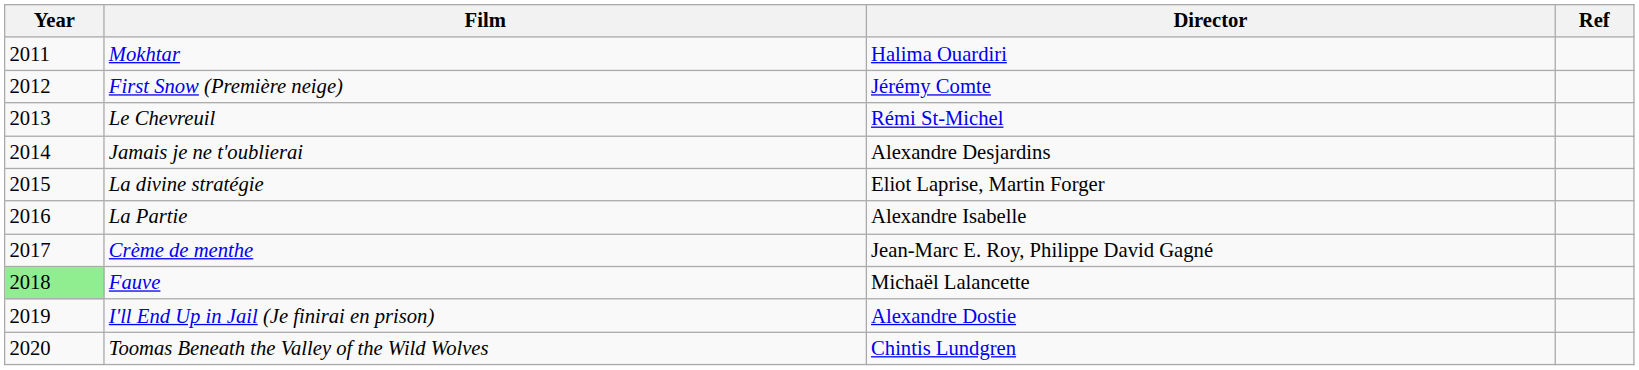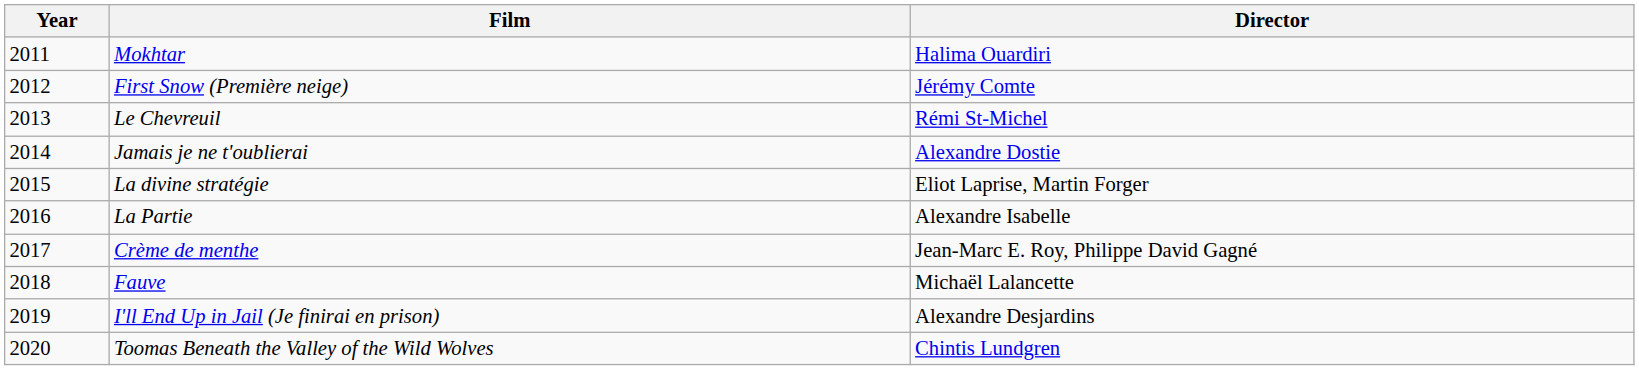- column: (1594, 20)
(961, 151) Alexandre Desjardins -> (988, 151) Alexandre Dostie
(30, 282) lightgreen background -> (30, 282) no background
(944, 315) Alexandre Dostie -> (1005, 315) Alexandre Desjardins
